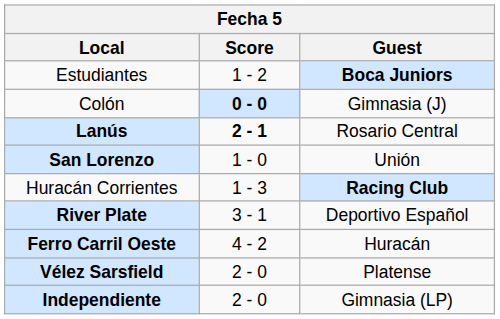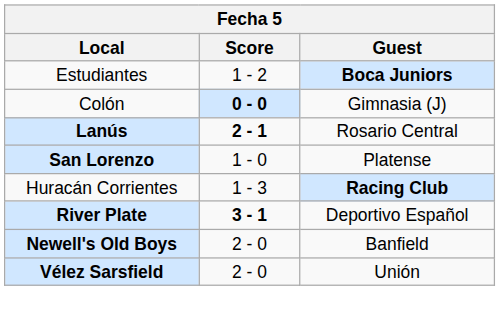(397, 159) Unión -> (397, 159) Platense
(249, 215) normal -> (249, 215) bold
- row: (102, 244)
+ row: (102, 244)
(397, 272) Platense -> (397, 272) Unión
- row: (102, 300)
